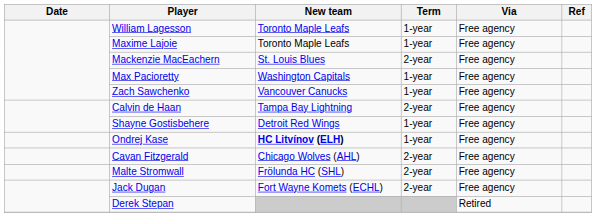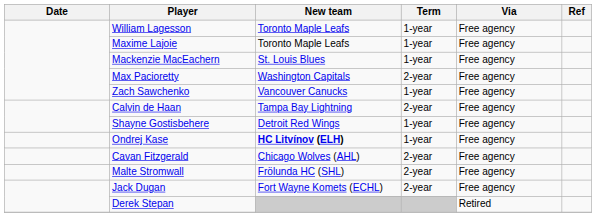(418, 60) 2-year -> (418, 60) 1-year
(418, 76) 1-year -> (418, 76) 2-year
